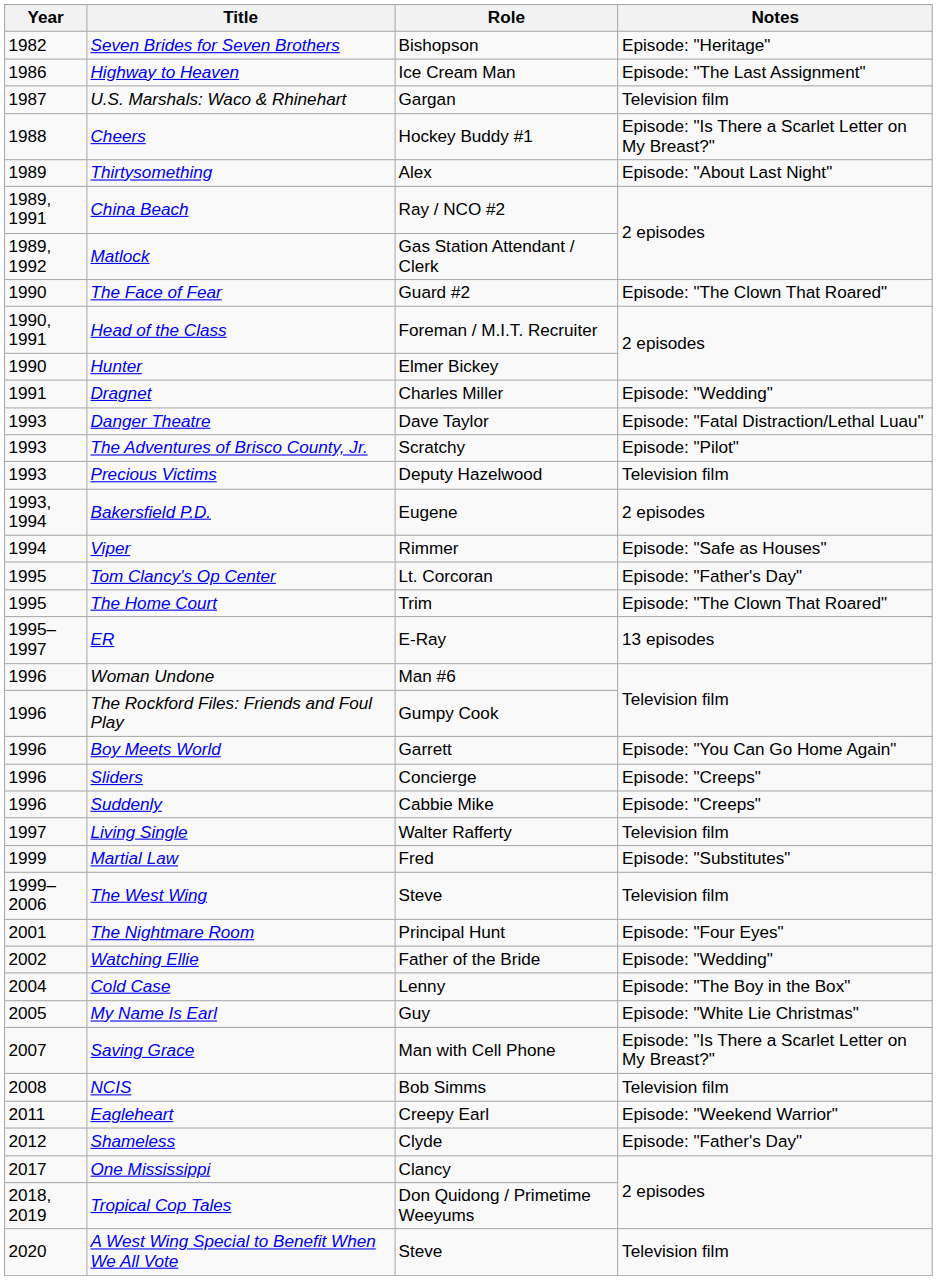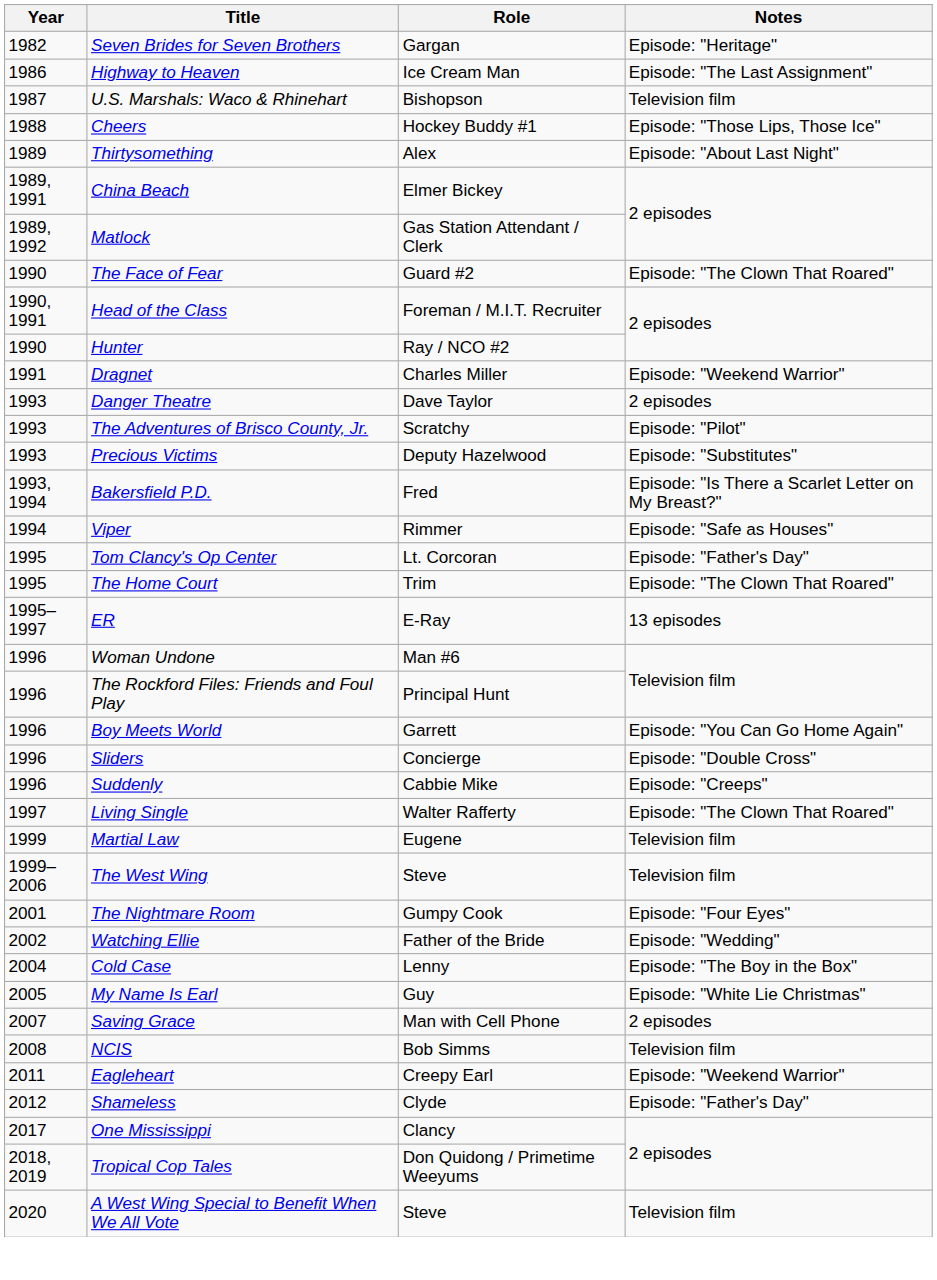(439, 45) Bishopson -> (431, 45) Gargan
(427, 99) Gargan -> (443, 99) Bishopson
(764, 136) Episode: "Is There a Scarlet Letter on My Breast?" -> (755, 126) Episode: "Those Lips, Those Ice"
(452, 209) Ray / NCO #2 -> (453, 190) Elmer Bickey
(448, 366) Elmer Bickey -> (456, 347) Ray / NCO #2
(697, 393) Episode: "Wedding" -> (737, 374) Episode: "Weekend Warrior"
(773, 420) Episode: "Fatal Distraction/Lethal Luau" -> (670, 401) 2 episodes
(675, 475) Television film -> (713, 455) Episode: "Substitutes"
(428, 512) Eugene -> (420, 492) Fred
(663, 512) 2 episodes -> (771, 492) Episode: "Is There a Scarlet Letter on My Breast?"
(449, 713) Gumpy Cook -> (456, 694) Principal Hunt
(691, 777) Episode: "Creeps" -> (722, 758) Episode: "Double Cross"
(675, 831) Television film -> (761, 812) Episode: "The Clown That Roared"
(416, 858) Fred -> (432, 839) Eugene
(706, 858) Episode: "Substitutes" -> (682, 839) Television film
(452, 932) Principal Hunt -> (453, 913) Gumpy Cook
(764, 1050) Episode: "Is There a Scarlet Letter on My Breast?" -> (670, 1021) 2 episodes
